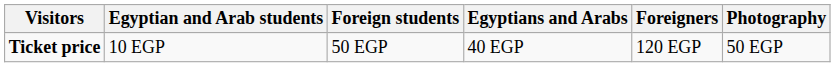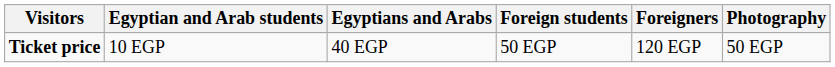columns swapped: (548, 18) <-> (395, 18)
